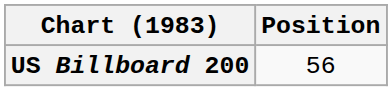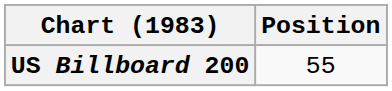(321, 66) 56 -> (321, 66) 55
